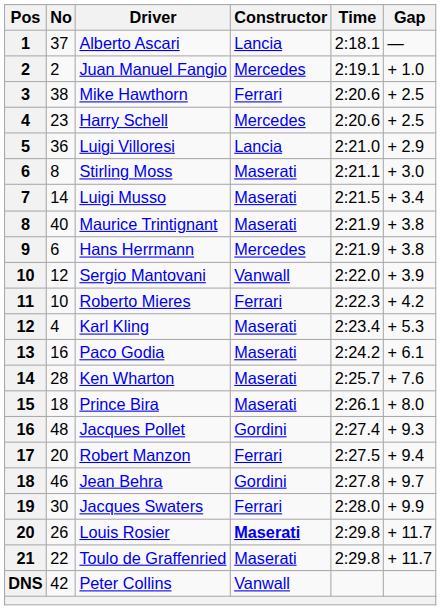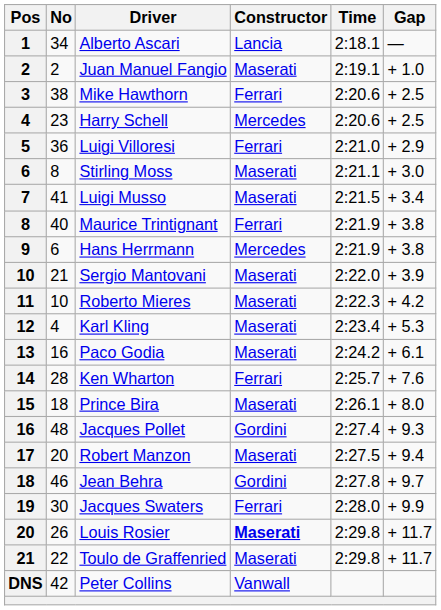(59, 43) 37 -> (59, 43) 34
(270, 69) Mercedes -> (265, 69) Maserati
(258, 146) Lancia -> (258, 146) Ferrari
(59, 198) 14 -> (59, 198) 41
(265, 224) Maserati -> (258, 224) Ferrari
(59, 275) 12 -> (59, 275) 21
(262, 275) Vanwall -> (265, 275) Maserati
(258, 301) Ferrari -> (265, 301) Maserati
(265, 378) Maserati -> (258, 378) Ferrari
(258, 455) Ferrari -> (265, 455) Maserati
